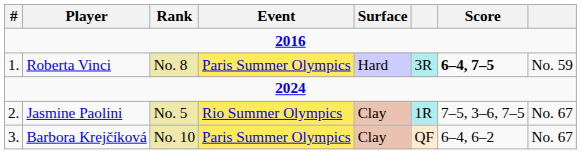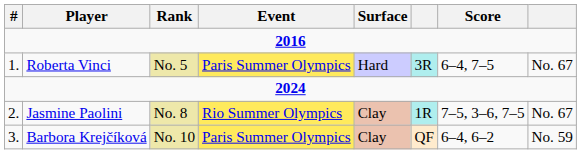(171, 64) No. 8 -> (171, 64) No. 5
(468, 64) bold -> (468, 64) normal
(552, 64) No. 59 -> (552, 64) No. 67
(171, 112) No. 5 -> (171, 112) No. 8
(552, 137) No. 67 -> (552, 137) No. 59
